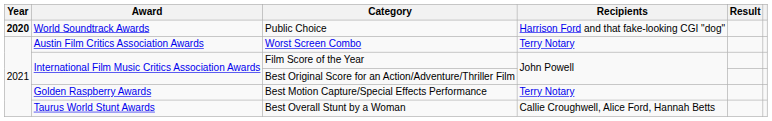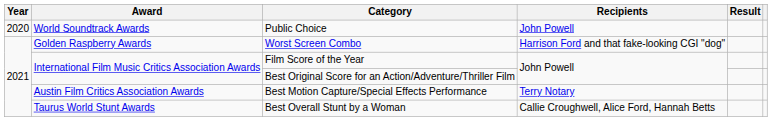(18, 28) bold -> (18, 28) normal
(622, 28) Harrison Ford and that fake-looking CGI "dog" -> (547, 28) John Powell
(119, 44) Austin Film Critics Association Awards -> (92, 44) Golden Raspberry Awards
(547, 44) Terry Notary -> (622, 44) Harrison Ford and that fake-looking CGI "dog"
(92, 92) Golden Raspberry Awards -> (119, 92) Austin Film Critics Association Awards
